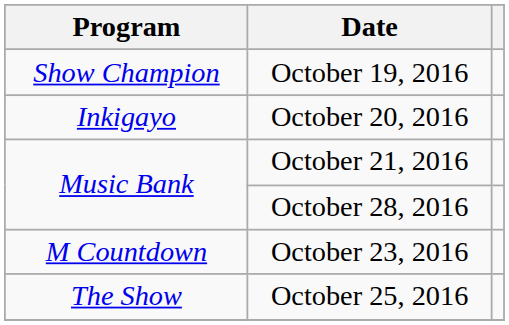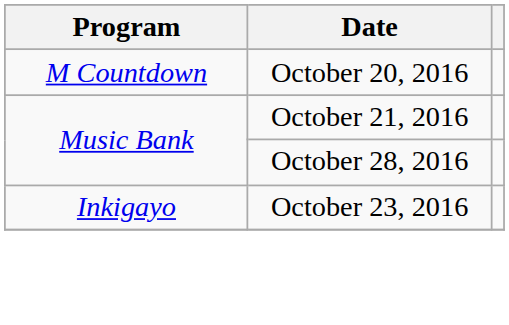- row: (370, 71)
(126, 116) Inkigayo -> (126, 71) M Countdown
(126, 251) M Countdown -> (126, 206) Inkigayo
- row: (370, 296)
